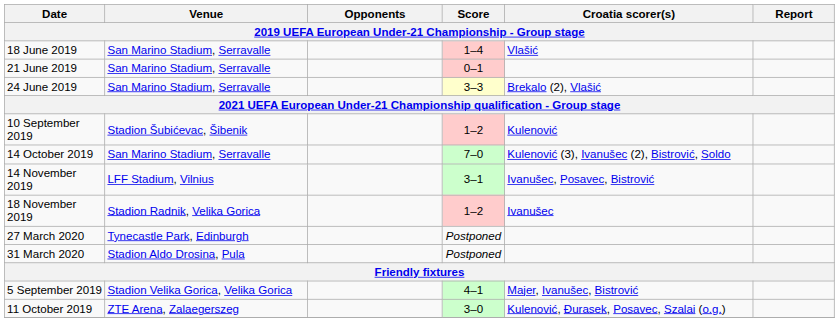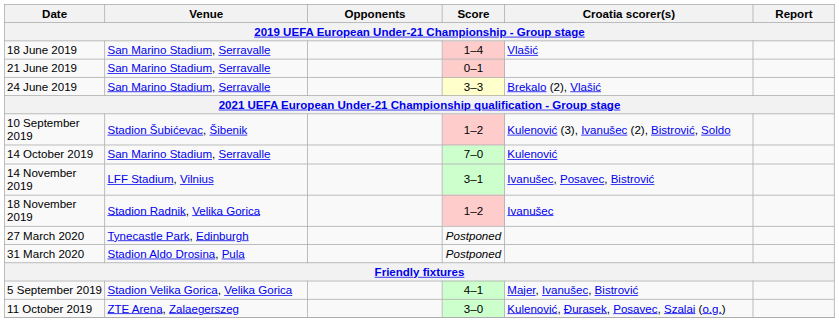(532, 130) Kulenović -> (619, 130) Kulenović (3), Ivanušec (2), Bistrović, Soldo
(619, 155) Kulenović (3), Ivanušec (2), Bistrović, Soldo -> (532, 155) Kulenović
